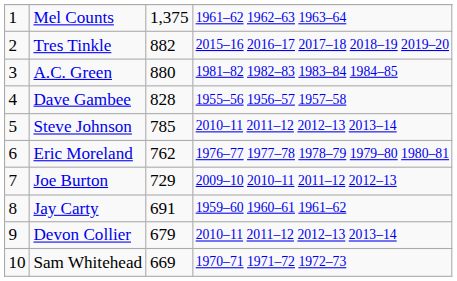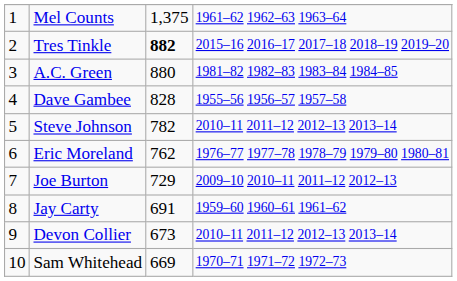(163, 45) normal -> (163, 45) bold
(163, 126) 785 -> (163, 126) 782
(163, 235) 679 -> (163, 235) 673
